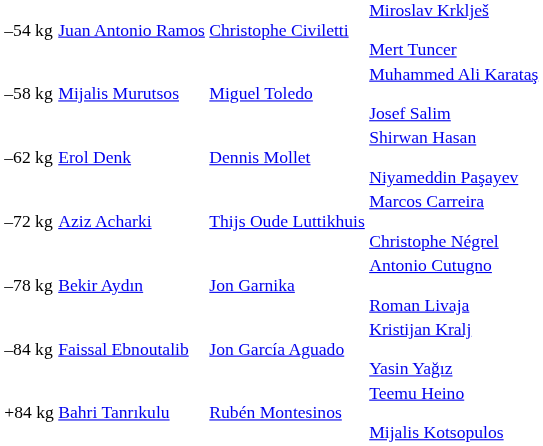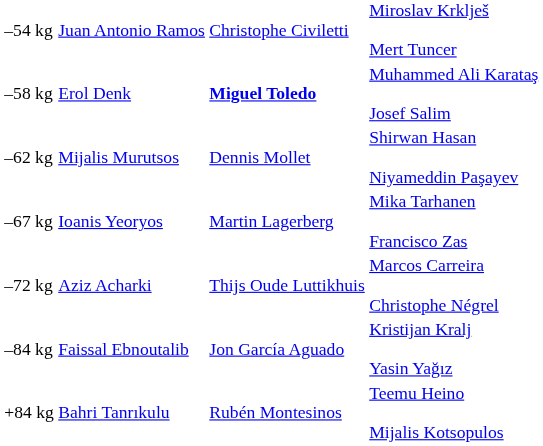(119, 93) Mijalis Murutsos -> (95, 93) Erol Denk
(261, 93) normal -> (263, 93) bold
(95, 157) Erol Denk -> (119, 157) Mijalis Murutsos
+ row: (29, 221)
- row: (29, 285)
